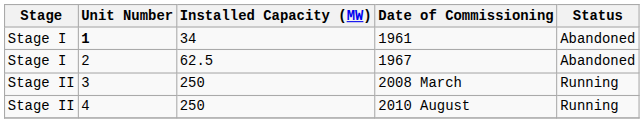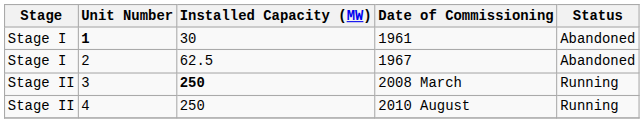(188, 39) 34 -> (188, 39) 30
(192, 84) normal -> (192, 84) bold
